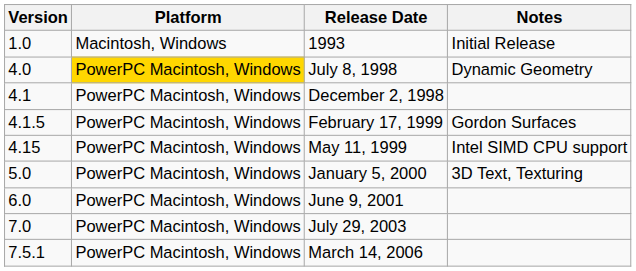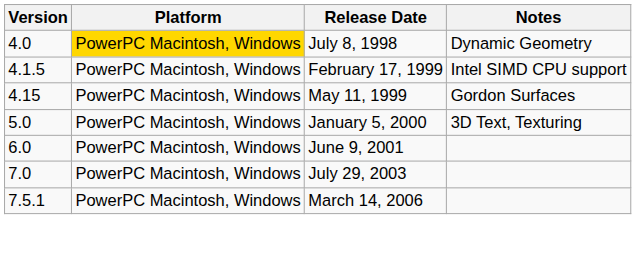- row: (327, 43)
- row: (376, 95)
(514, 122) Gordon Surfaces -> (539, 69) Intel SIMD CPU support
(539, 148) Intel SIMD CPU support -> (513, 95) Gordon Surfaces
